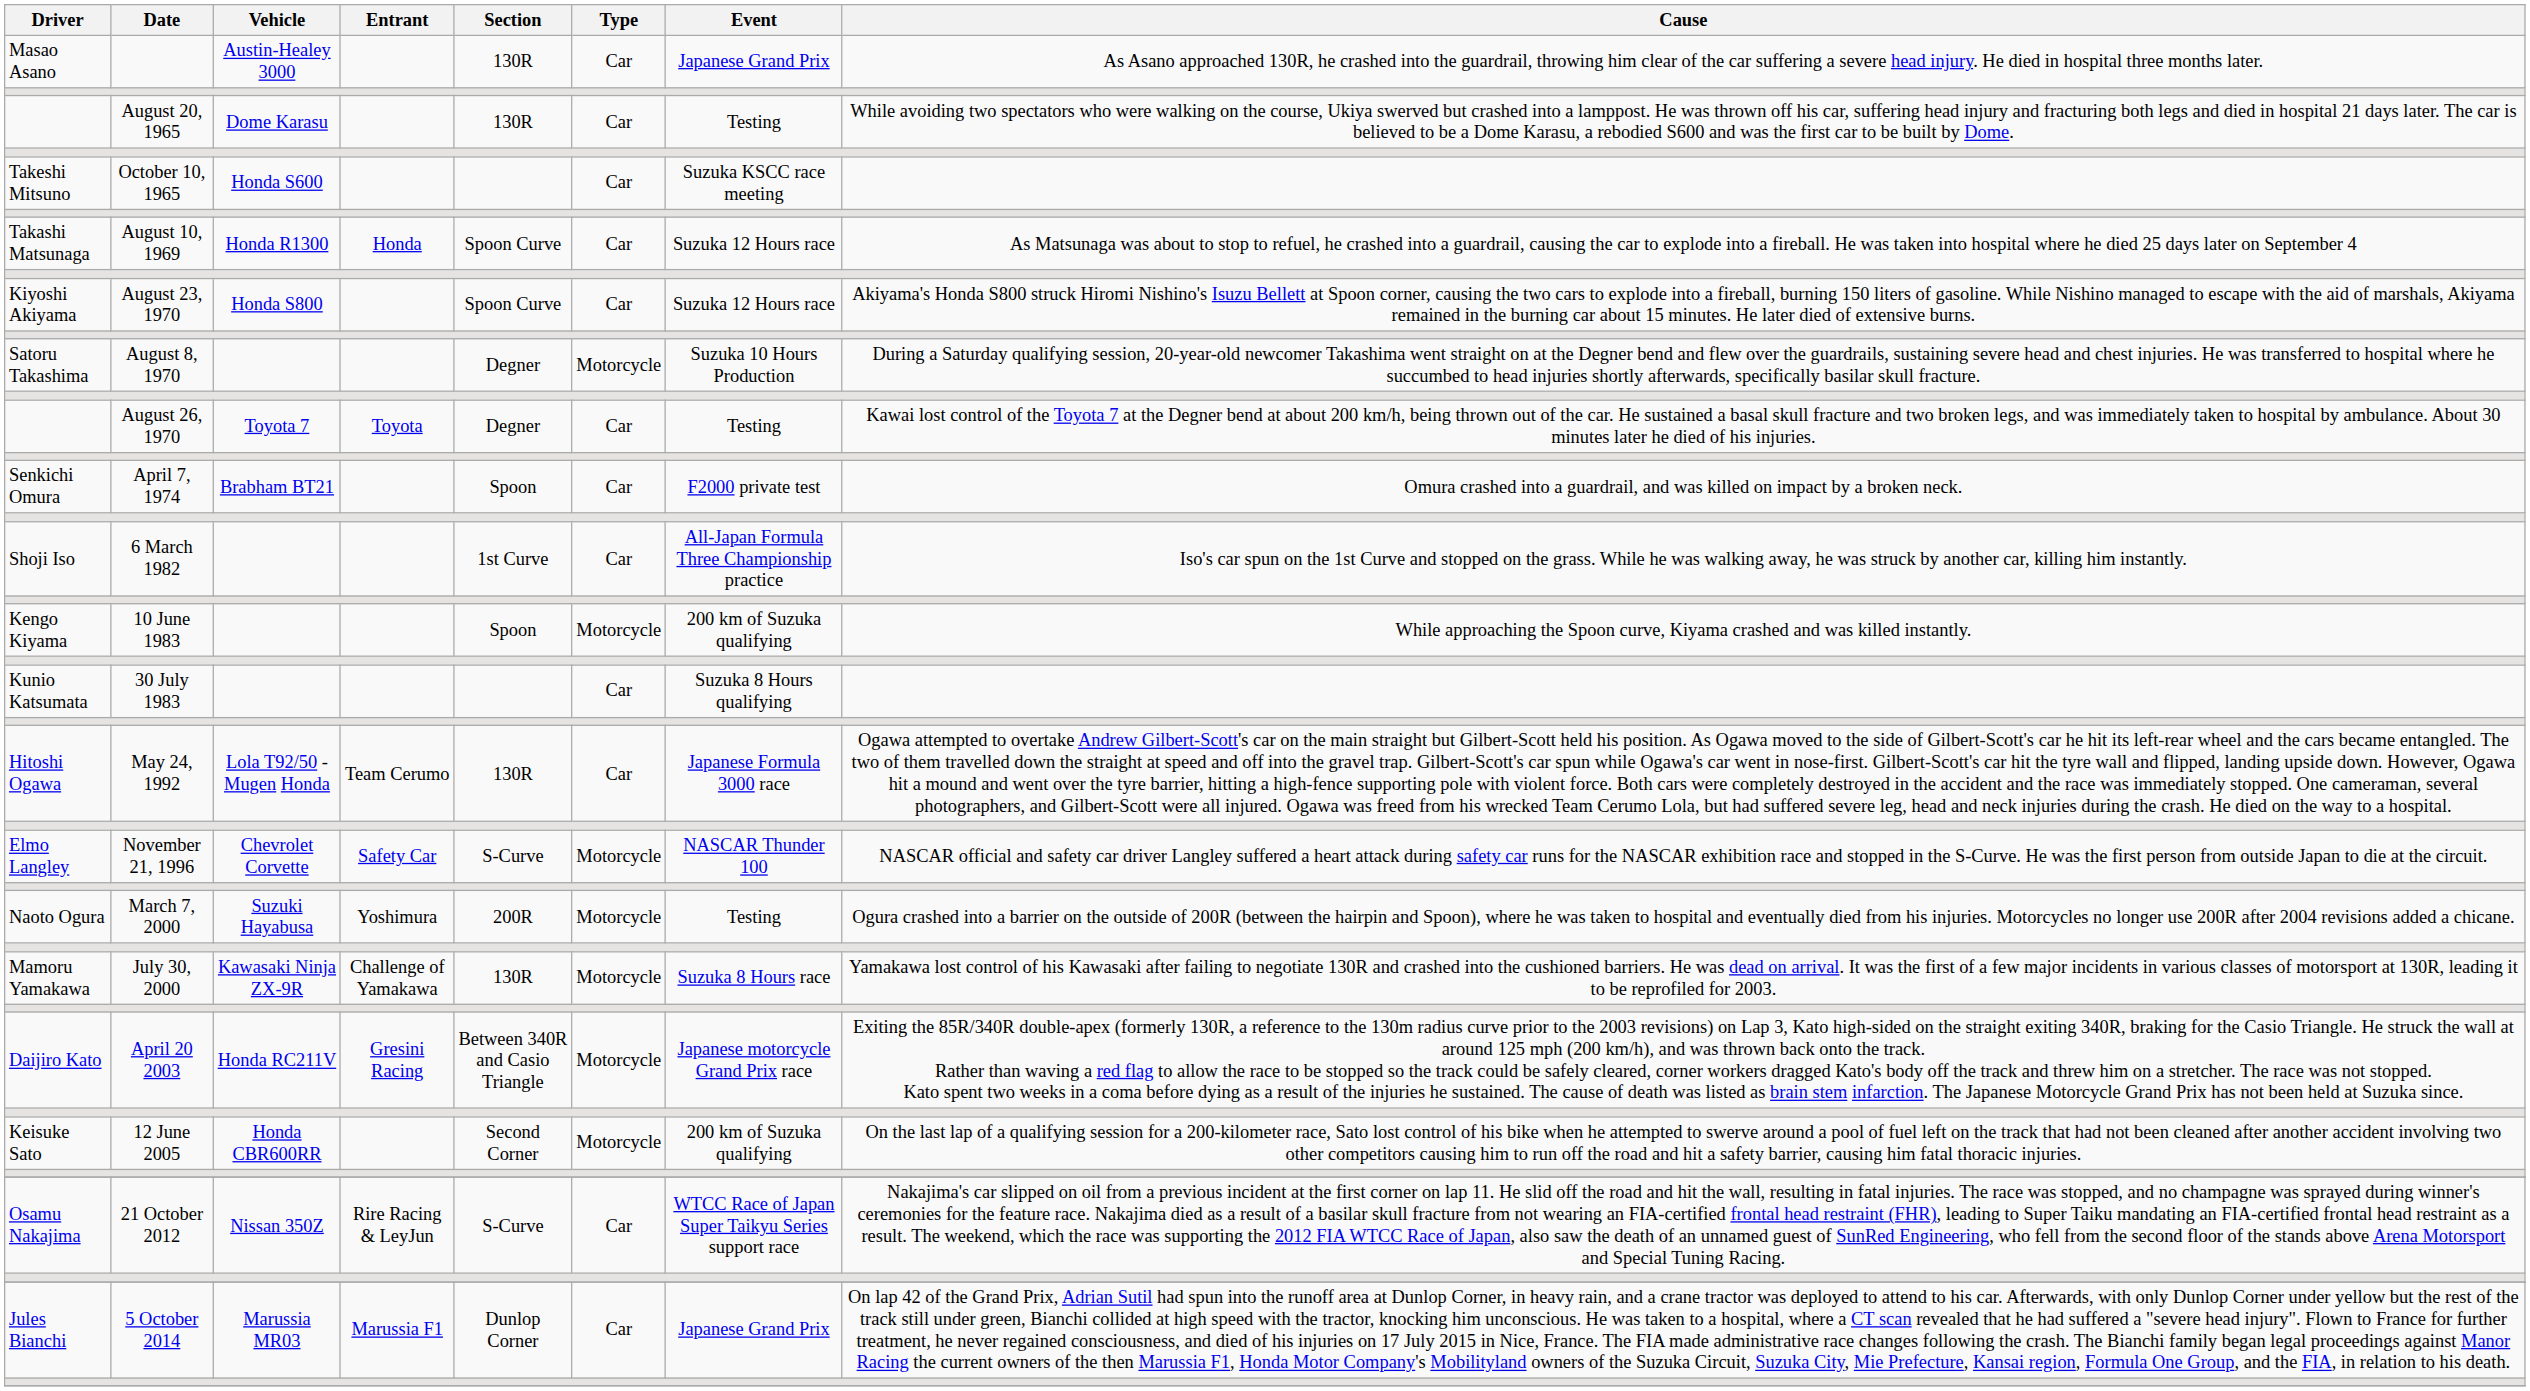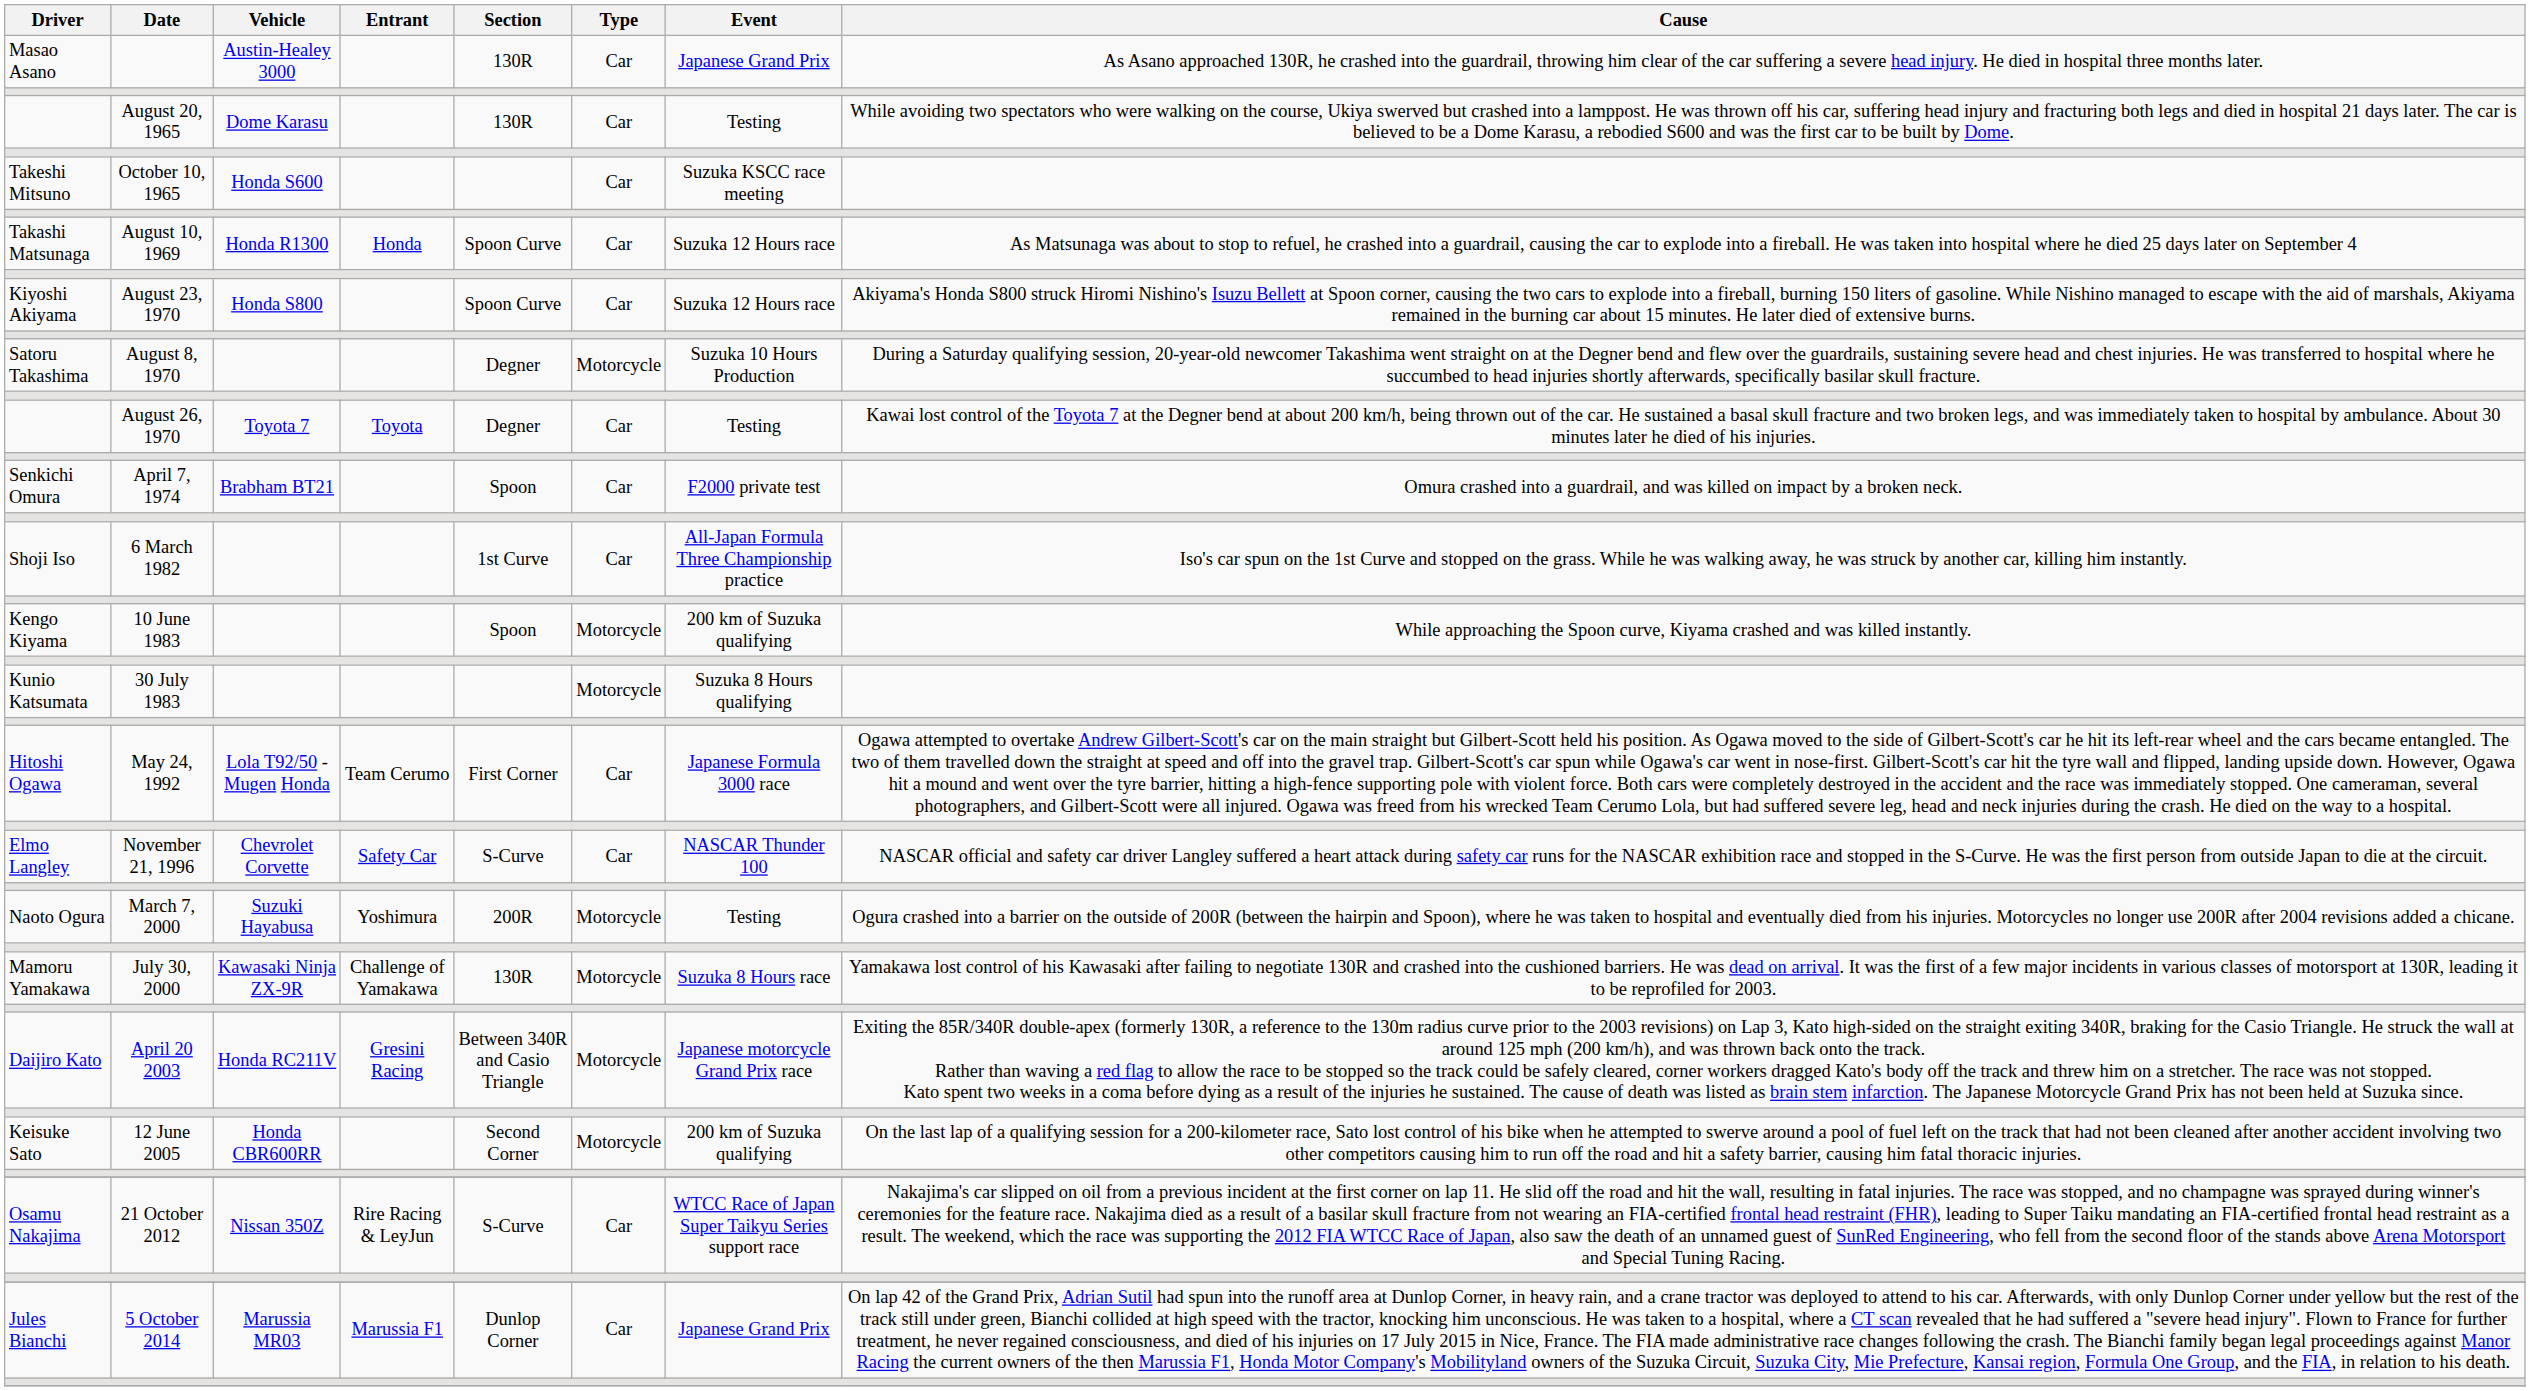(619, 691) Car -> (619, 691) Motorcycle
(513, 773) 130R -> (513, 773) First Corner
(619, 856) Motorcycle -> (619, 856) Car
